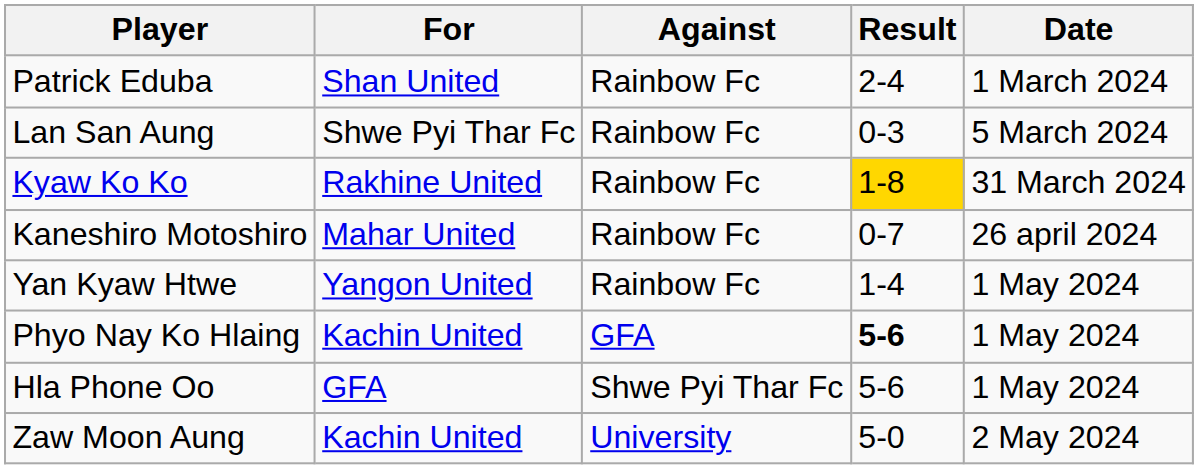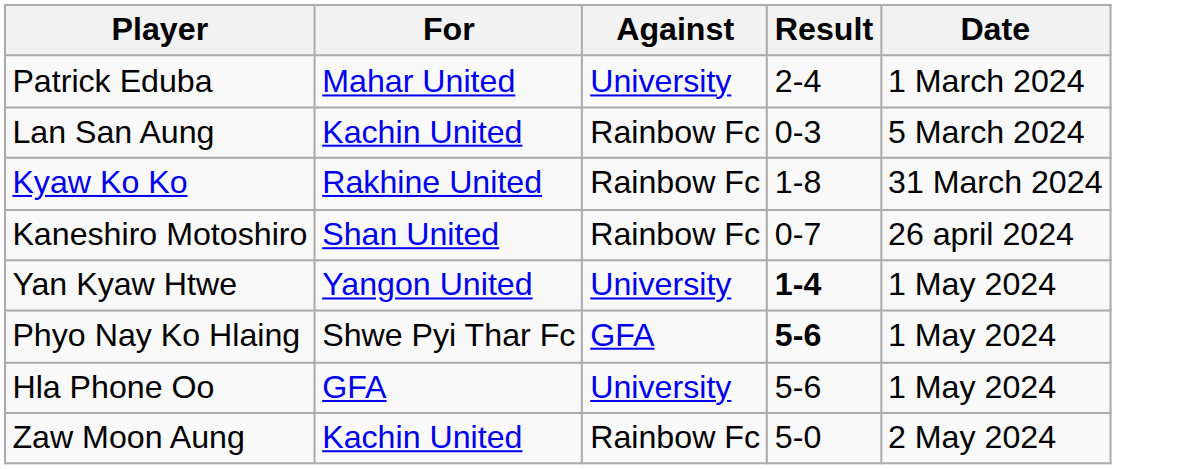(411, 81) Shan United -> (419, 81) Mahar United
(675, 81) Rainbow Fc -> (661, 81) University
(449, 132) Shwe Pyi Thar Fc -> (422, 132) Kachin United
(881, 183) gold background -> (798, 183) no background
(419, 234) Mahar United -> (411, 234) Shan United
(675, 285) Rainbow Fc -> (661, 285) University
(881, 285) normal -> (798, 285) bold
(422, 336) Kachin United -> (449, 336) Shwe Pyi Thar Fc
(717, 387) Shwe Pyi Thar Fc -> (661, 387) University
(661, 438) University -> (675, 438) Rainbow Fc
